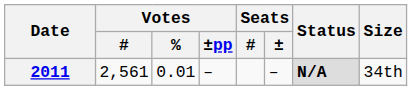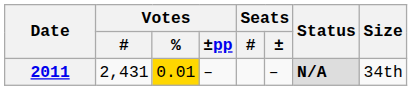(124, 72) 2,561 -> (124, 72) 2,431
(176, 72) no background -> (176, 72) gold background
